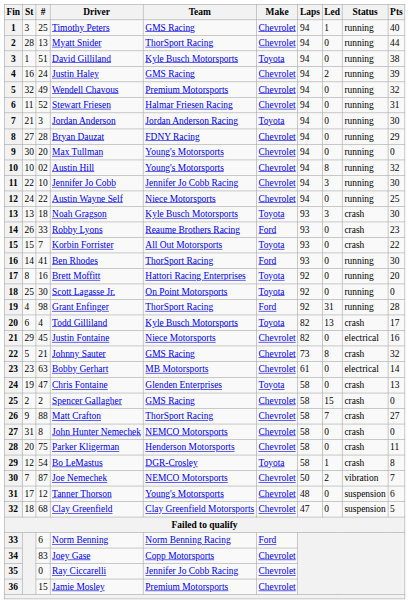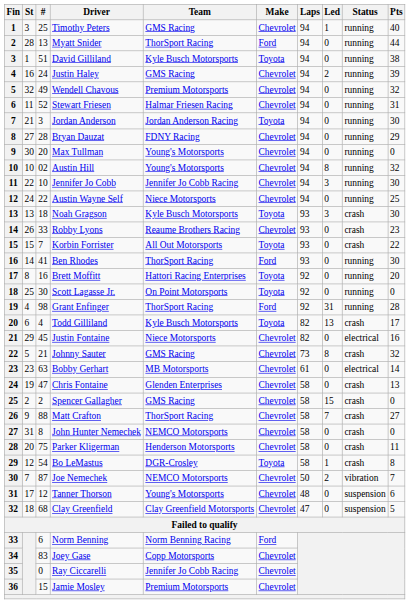(277, 43) Chevrolet -> (267, 43) Ford
(267, 229) Ford -> (277, 229) Chevrolet
(272, 385) Toyota -> (277, 385) Chevrolet
